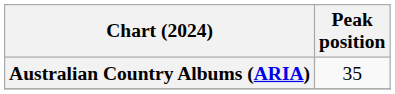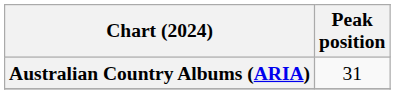(352, 72) 35 -> (352, 72) 31
